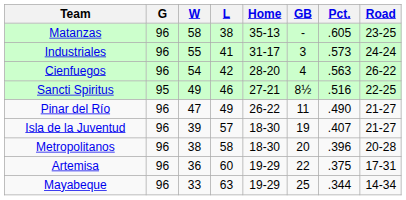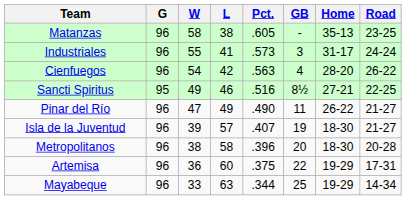columns swapped: (340, 14) <-> (265, 14)
